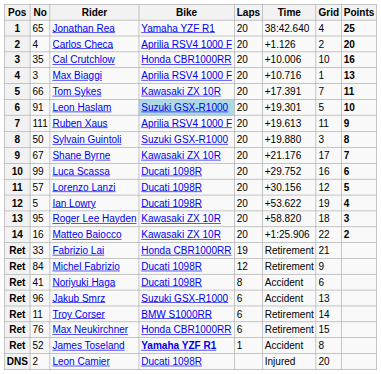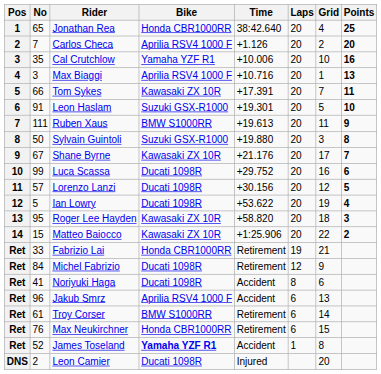columns swapped: (248, 12) <-> (289, 12)
(178, 28) Yamaha YZF R1 -> (186, 28) Honda CBR1000RR
(35, 44) 4 -> (35, 44) 7
(186, 60) Honda CBR1000RR -> (178, 60) Yamaha YZF R1
(185, 108) lightblue background -> (185, 108) no background
(187, 124) Aprilia RSV4 1000 F -> (177, 124) BMW S1000RR
(38, 235) 16 -> (38, 235) 15
(185, 298) Suzuki GSX-R1000 -> (187, 298) Aprilia RSV4 1000 F
(38, 314) 11 -> (38, 314) 61
